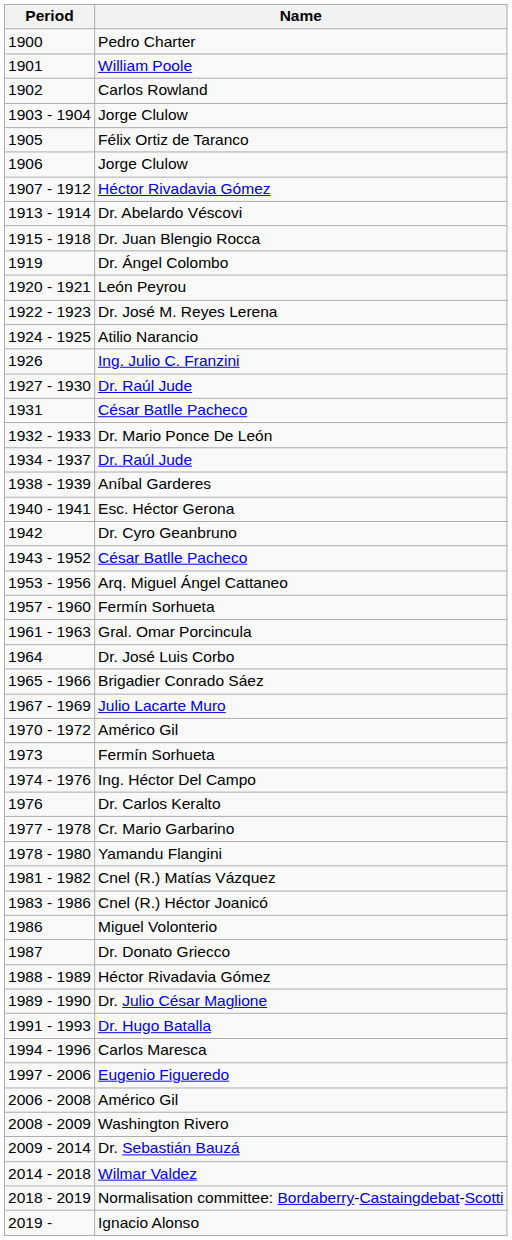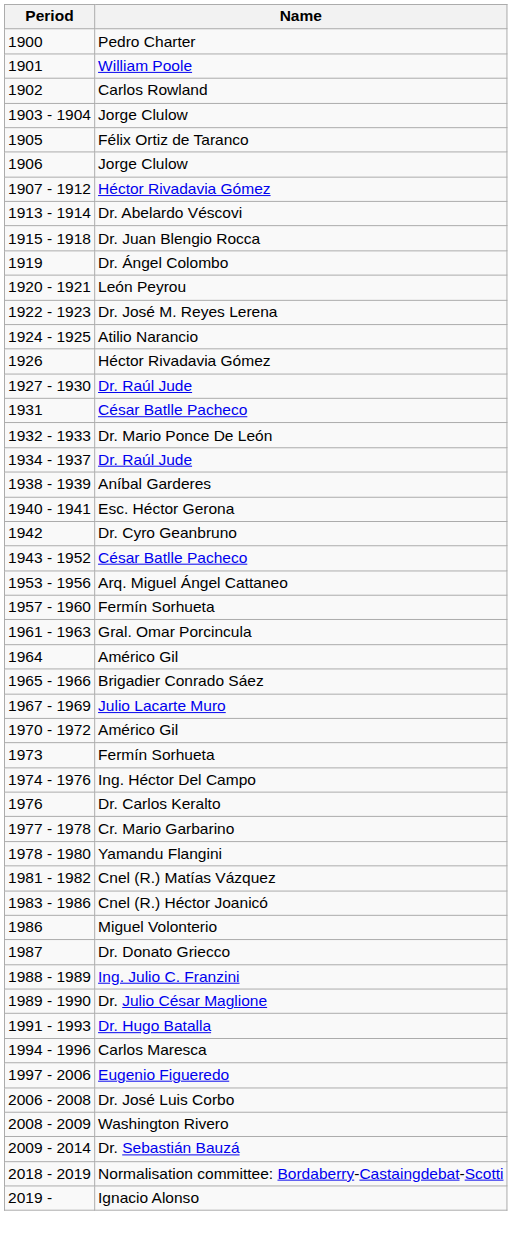(169, 361) Ing. Julio C. Franzini -> (184, 361) Héctor Rivadavia Gómez
(166, 656) Dr. José Luis Corbo -> (138, 656) Américo Gil
(184, 976) Héctor Rivadavia Gómez -> (169, 976) Ing. Julio C. Franzini
(138, 1099) Américo Gil -> (166, 1099) Dr. José Luis Corbo
- row: (49, 1173)
